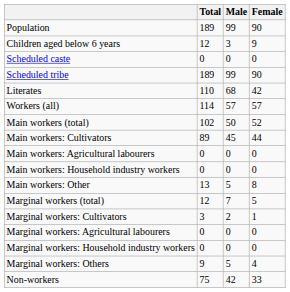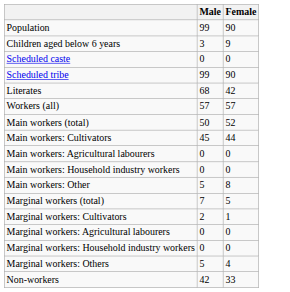- column: (210, 12)
